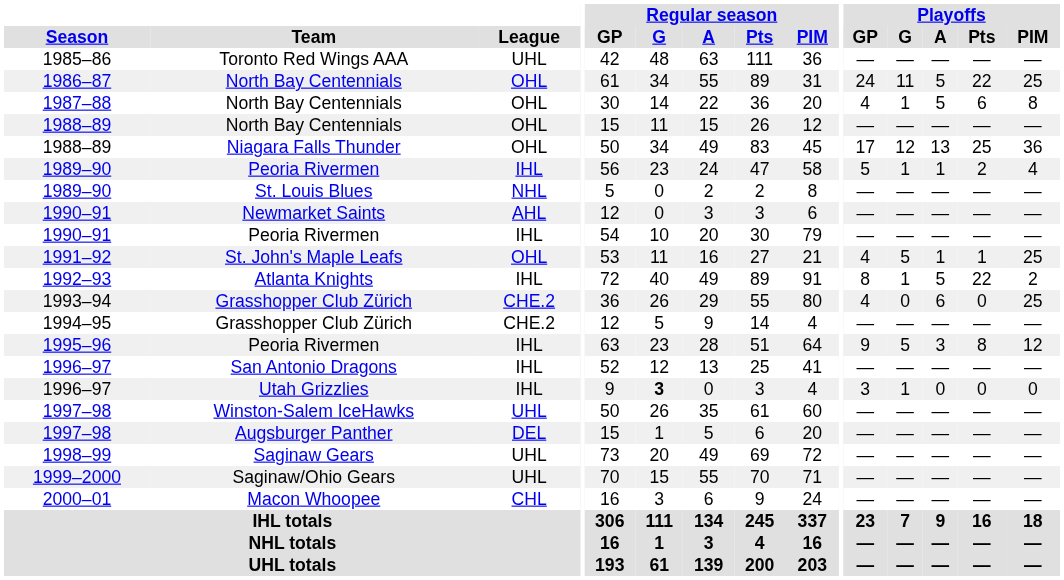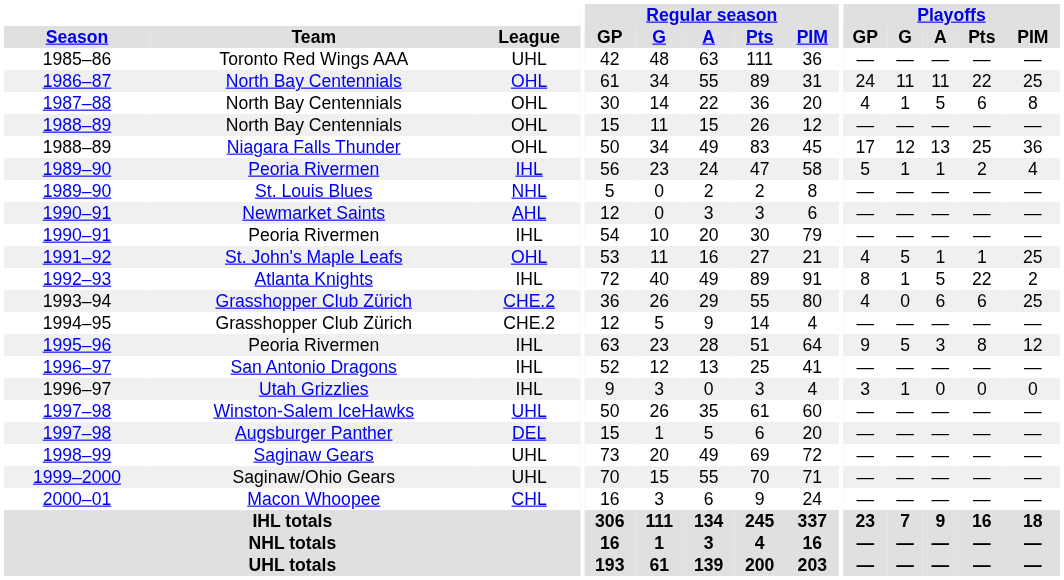(940, 80) 5 -> (940, 80) 11
(982, 300) 0 -> (982, 300) 6
(659, 388) bold -> (659, 388) normal
